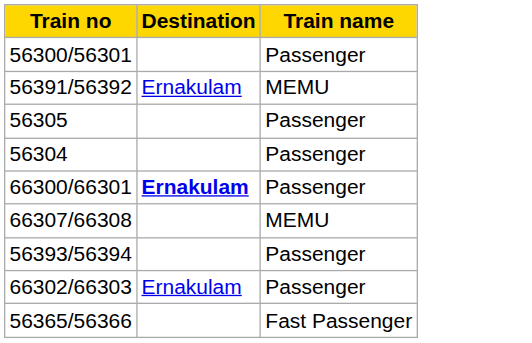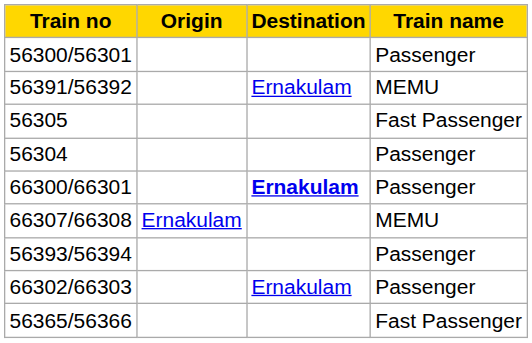+ column: (192, 21)
(315, 120) Passenger -> (449, 120) Fast Passenger
